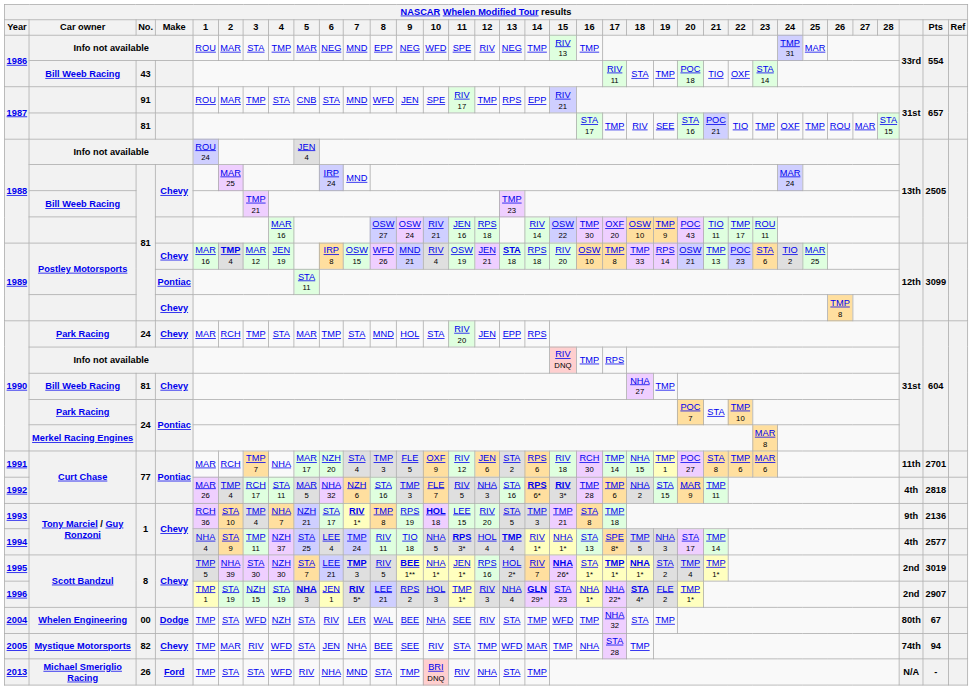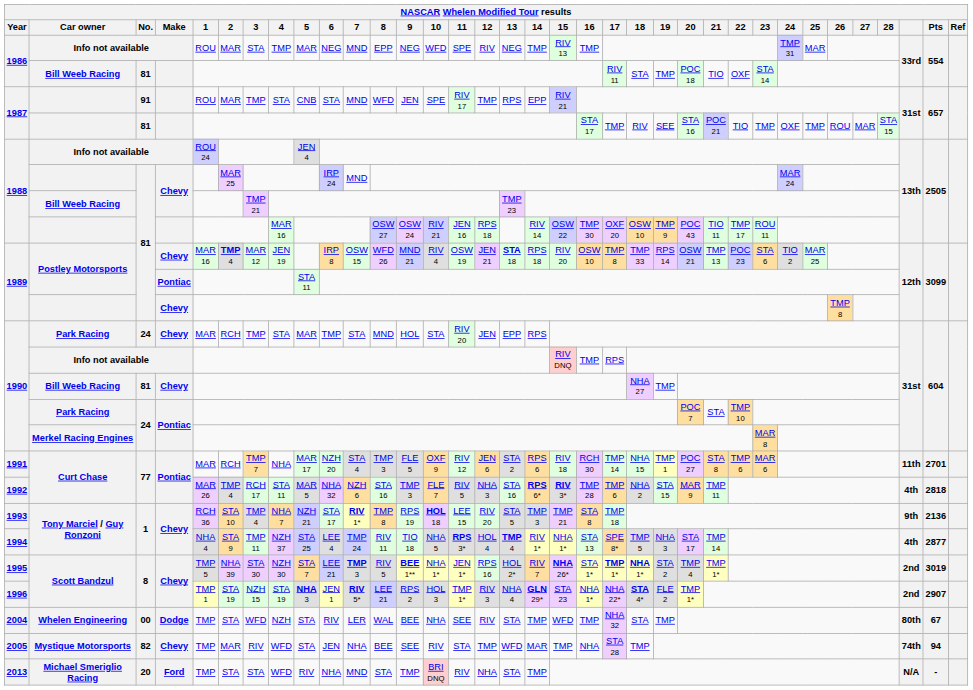(146, 74) 43 -> (146, 74) 81
(936, 542) 2577 -> (936, 542) 2877
(146, 672) 26 -> (146, 672) 20
